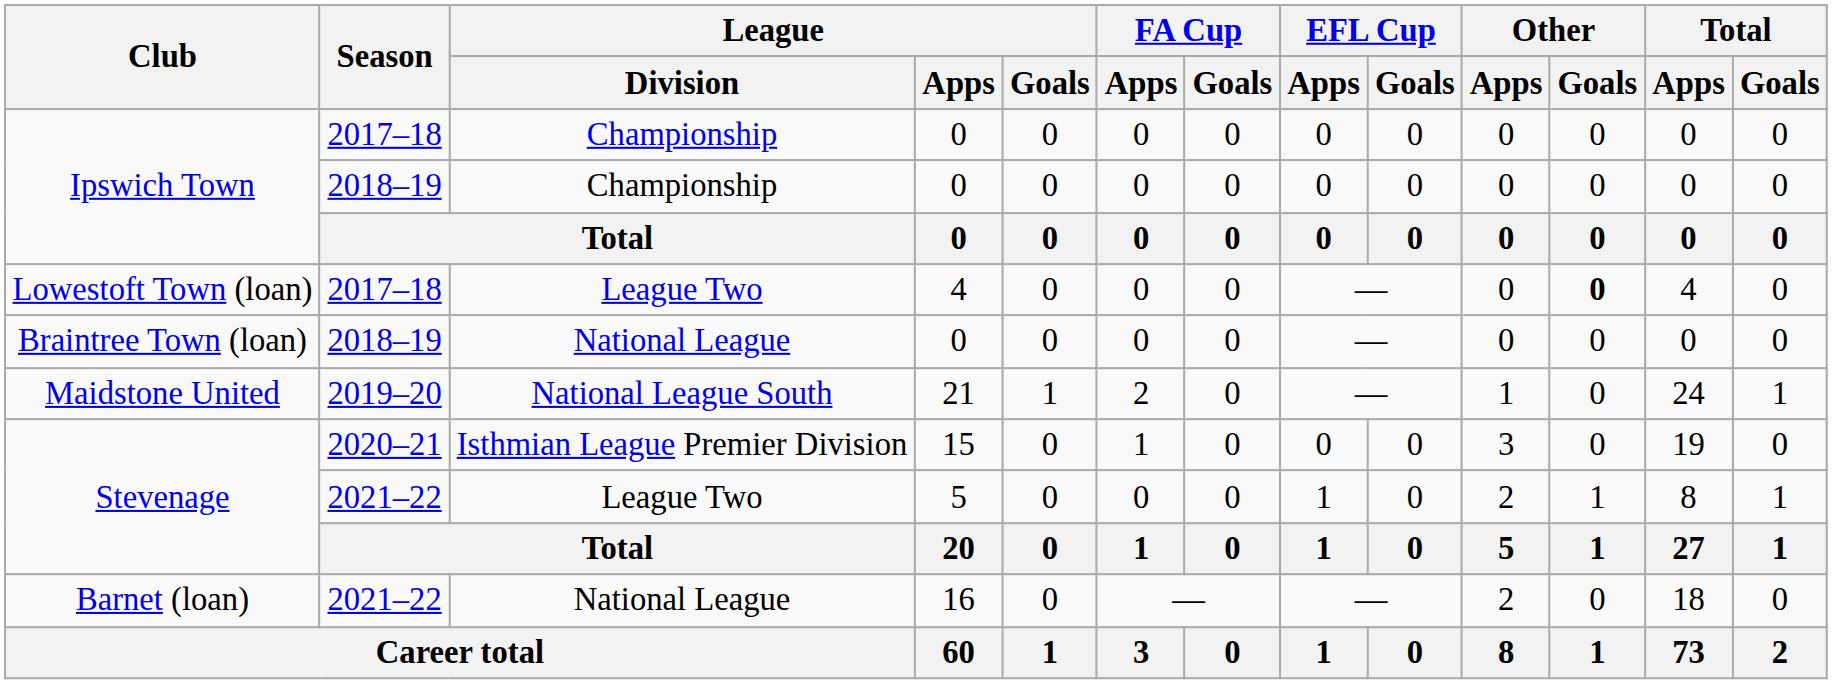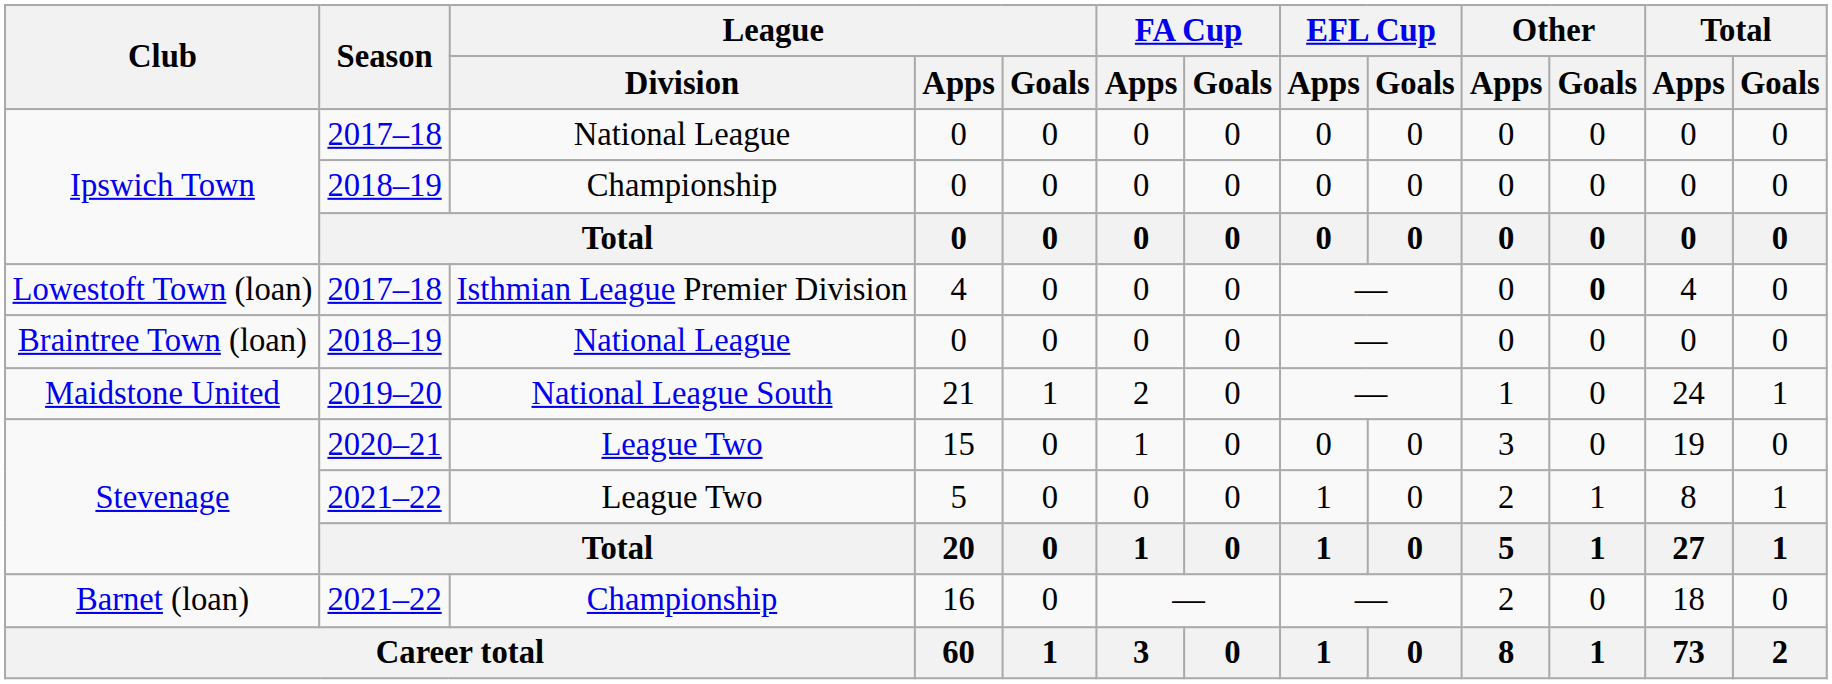(682, 133) Championship -> (682, 133) National League
(682, 289) League Two -> (682, 289) Isthmian League Premier Division
(682, 444) Isthmian League Premier Division -> (682, 444) League Two
(682, 599) National League -> (682, 599) Championship
